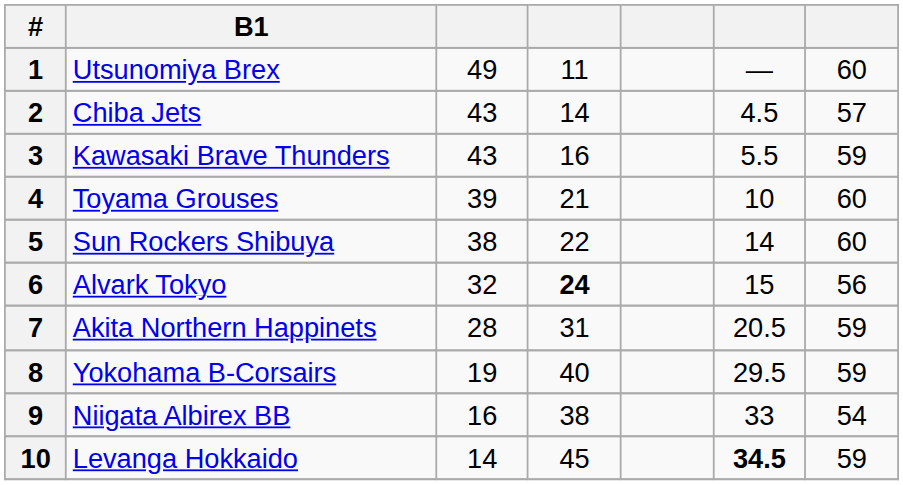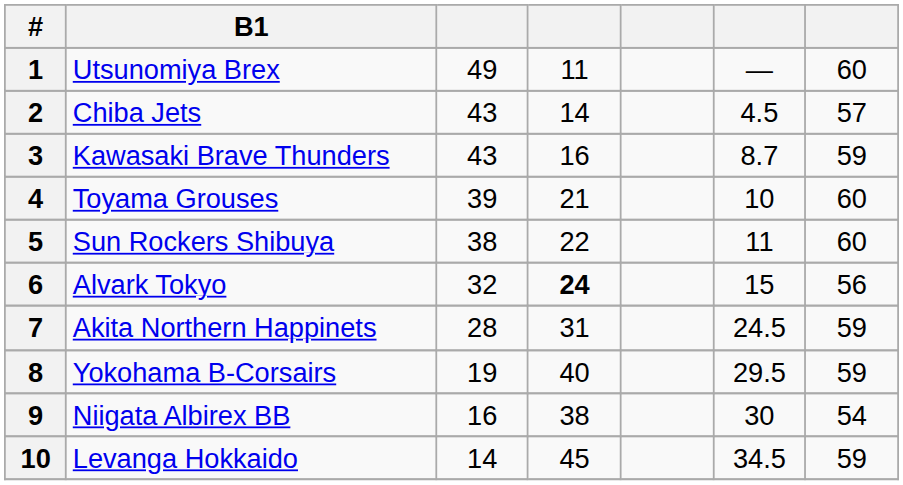(759, 156) 5.5 -> (759, 156) 8.7
(759, 242) 14 -> (759, 242) 11
(759, 328) 20.5 -> (759, 328) 24.5
(759, 414) 33 -> (759, 414) 30
(759, 457) bold -> (759, 457) normal
